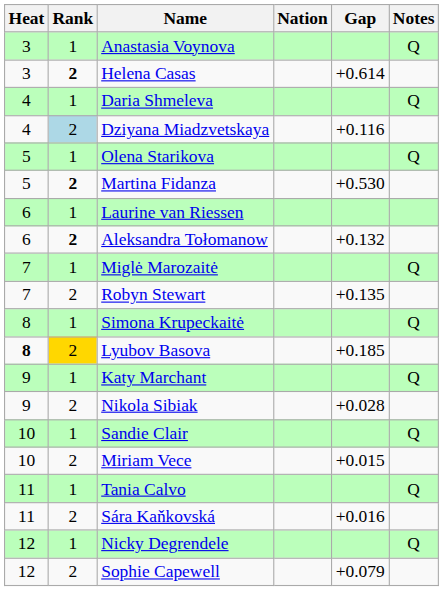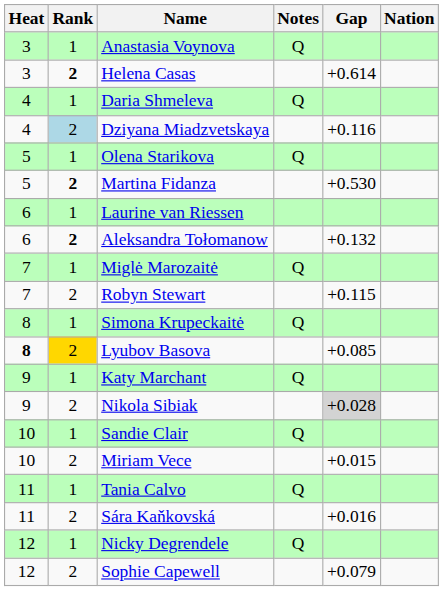columns swapped: (302, 18) <-> (414, 18)
(360, 294) +0.135 -> (352, 294) +0.115
(360, 350) +0.185 -> (352, 350) +0.085
(360, 405) no background -> (352, 405) lightgrey background
